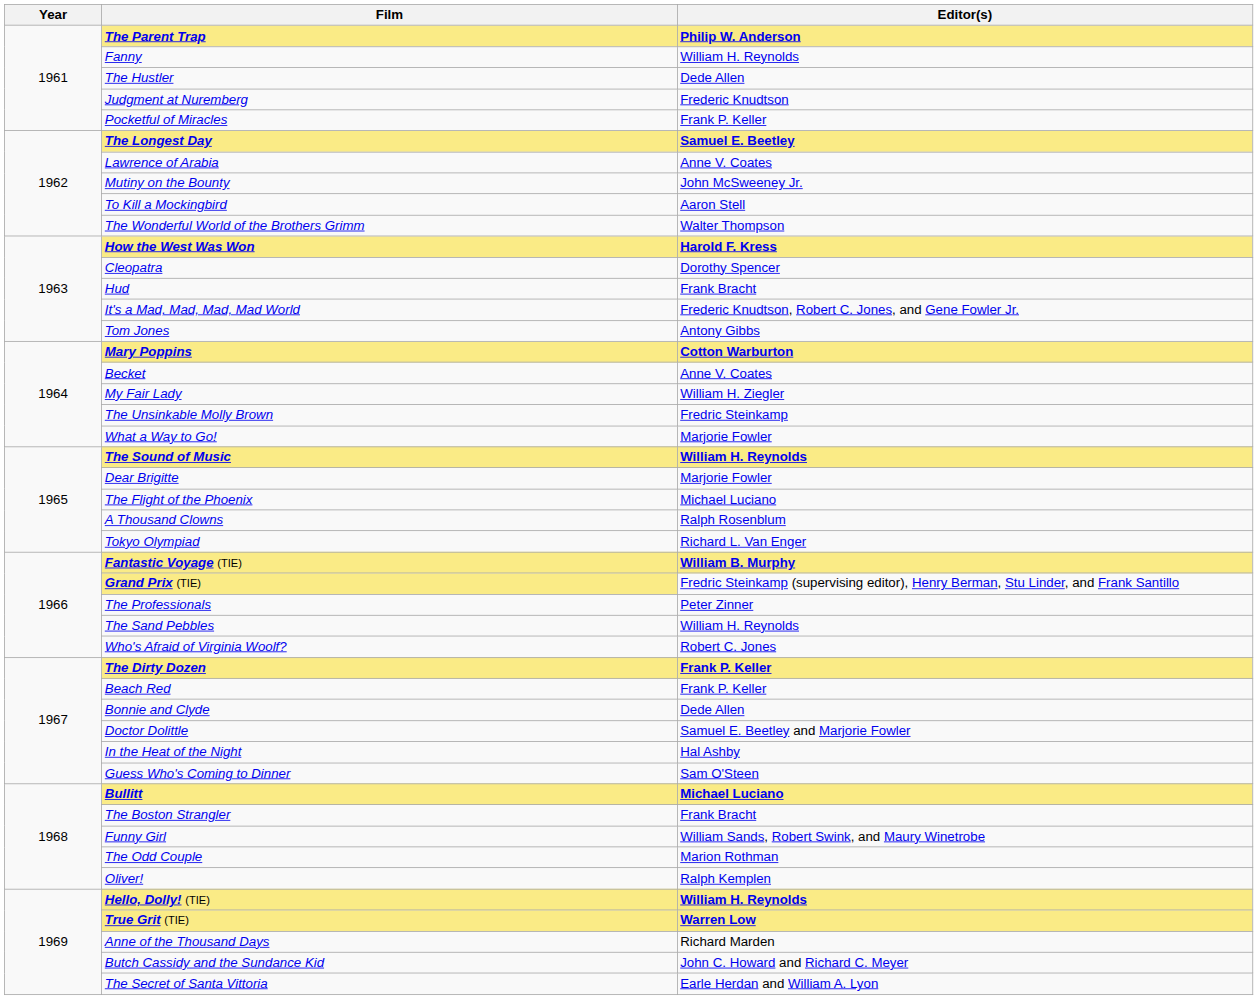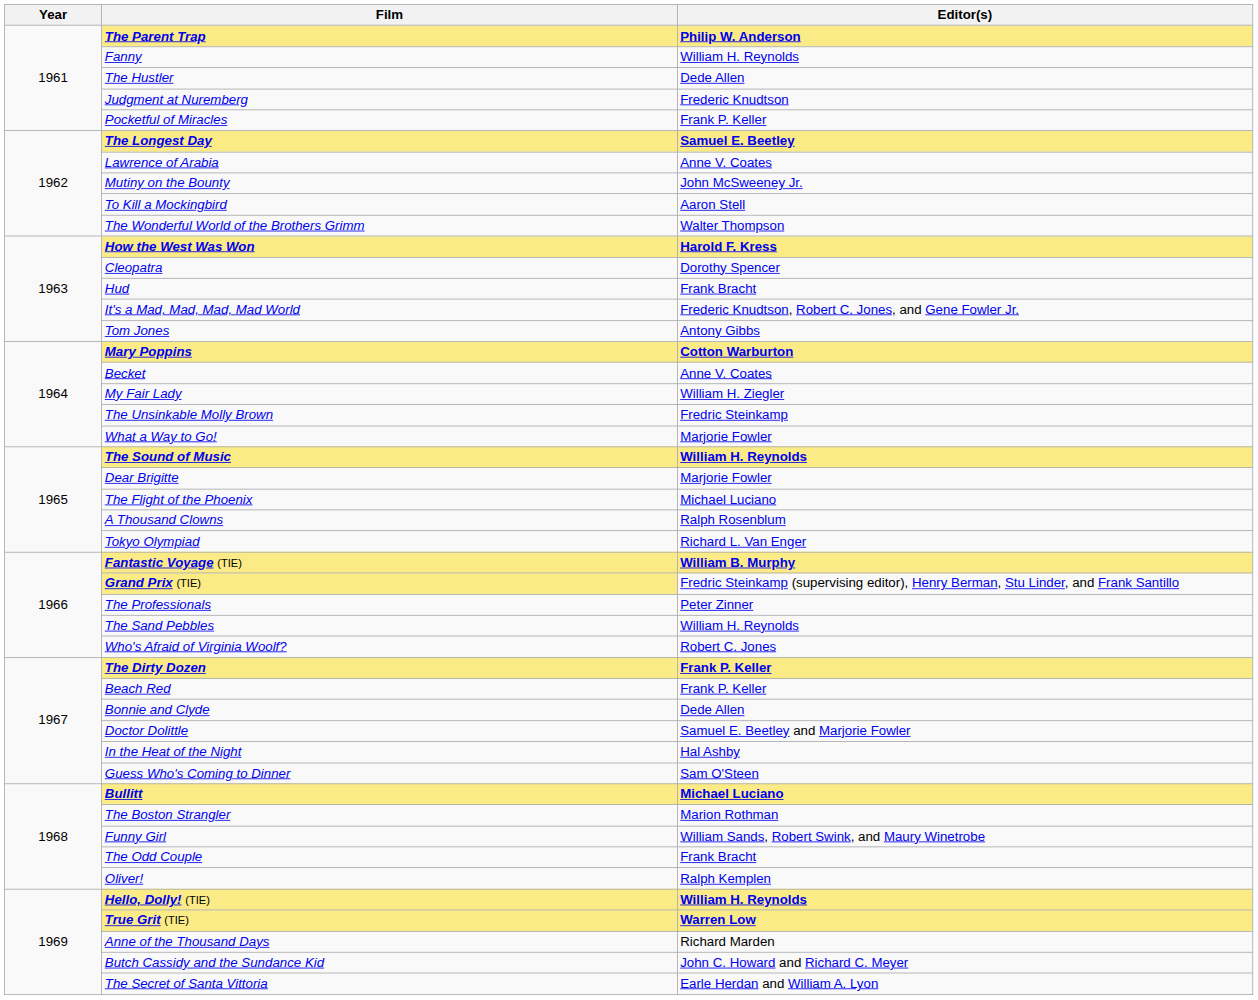(718, 815) Frank Bracht -> (729, 815) Marion Rothman
(729, 857) Marion Rothman -> (718, 857) Frank Bracht
